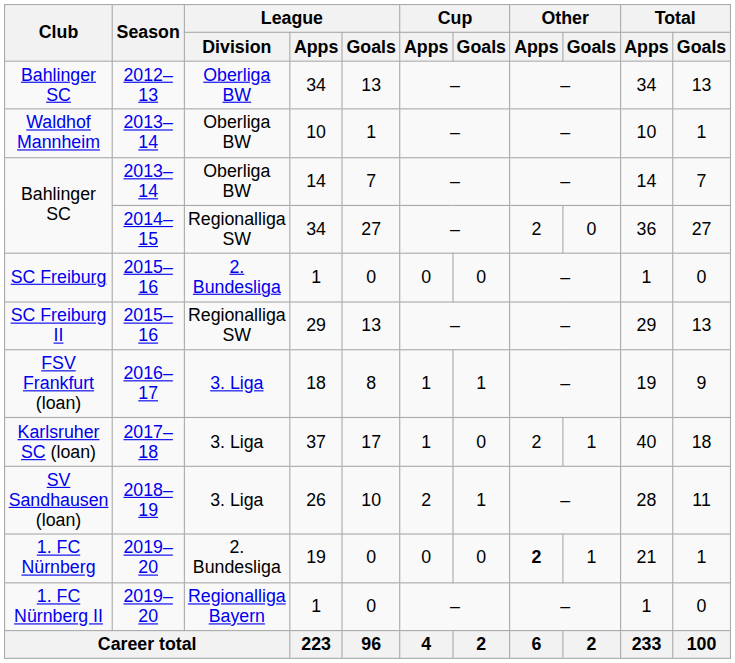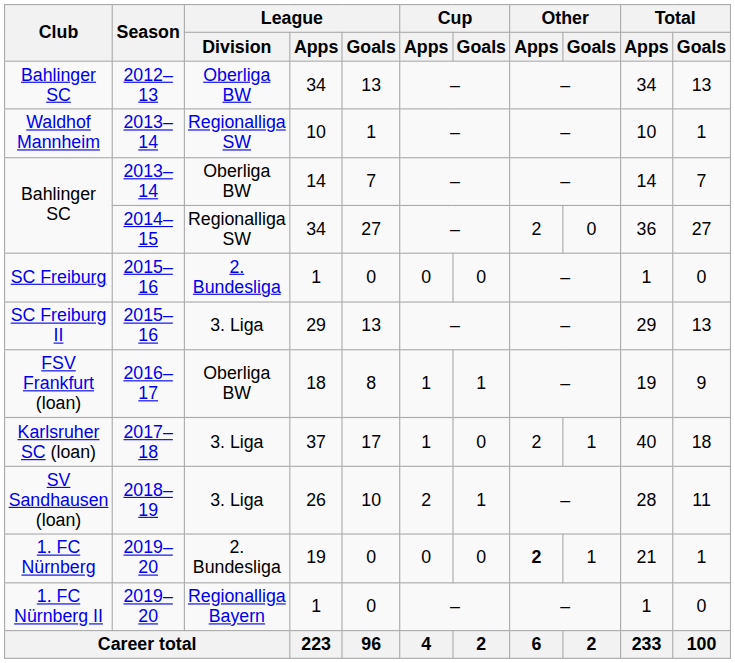(237, 133) Oberliga BW -> (237, 133) Regionalliga SW
(237, 325) Regionalliga SW -> (237, 325) 3. Liga
(237, 383) 3. Liga -> (237, 383) Oberliga BW
